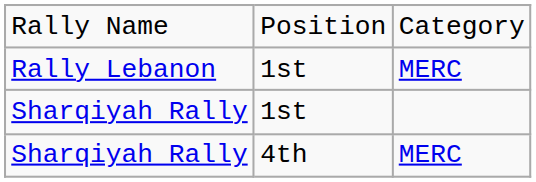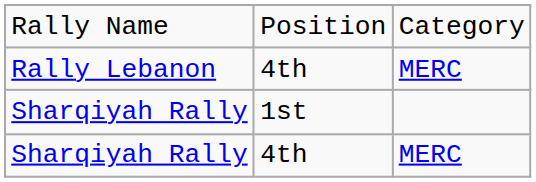(284, 69) 1st -> (284, 69) 4th
